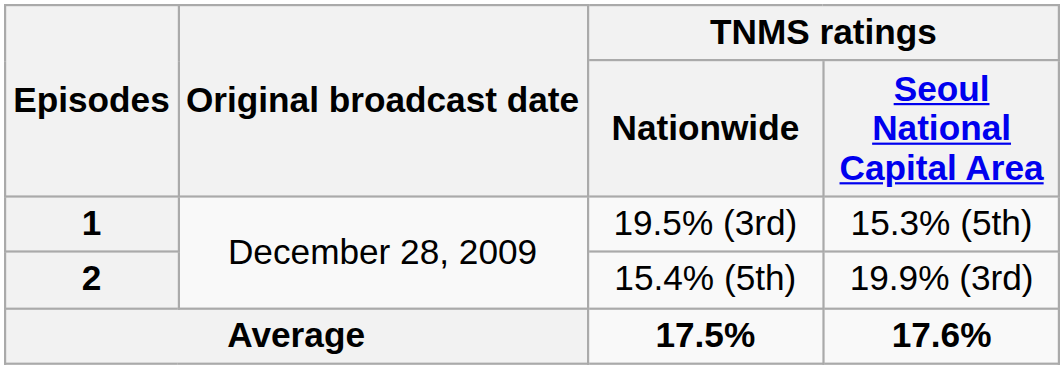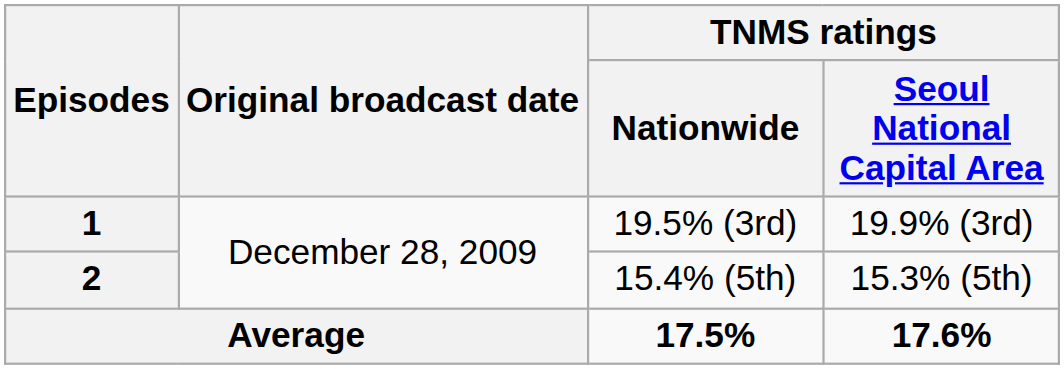(942, 223) 15.3% (5th) -> (942, 223) 19.9% (3rd)
(942, 279) 19.9% (3rd) -> (942, 279) 15.3% (5th)
